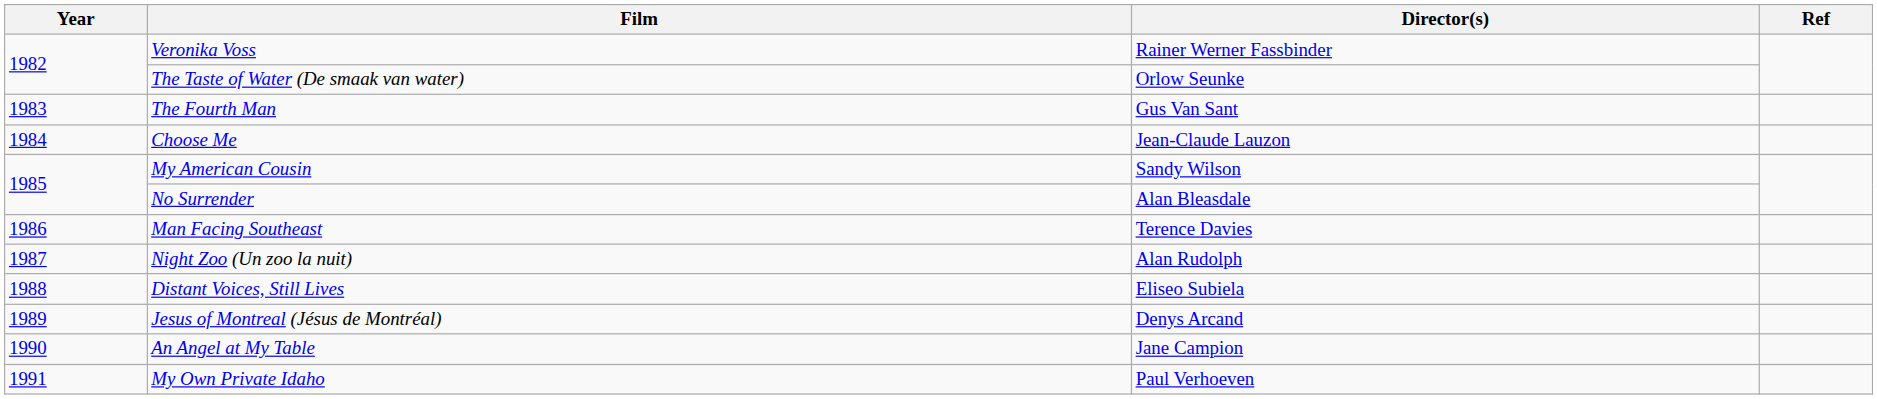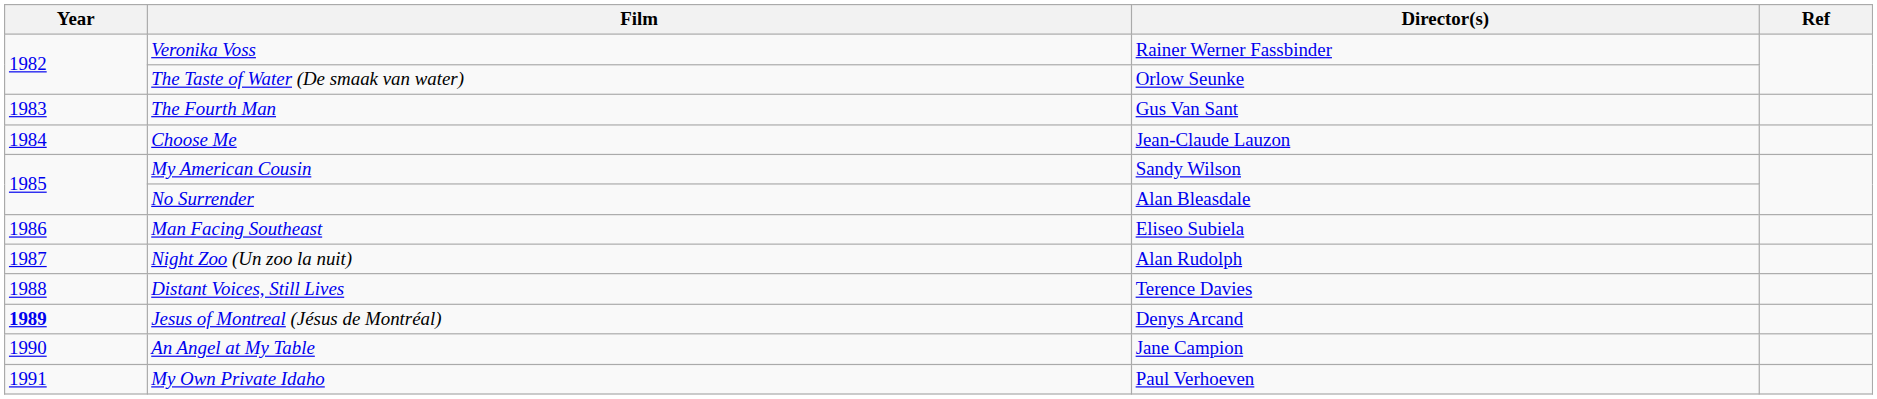(1194, 229) Terence Davies -> (1190, 229) Eliseo Subiela
(1190, 288) Eliseo Subiela -> (1194, 288) Terence Davies
(28, 318) normal -> (28, 318) bold
